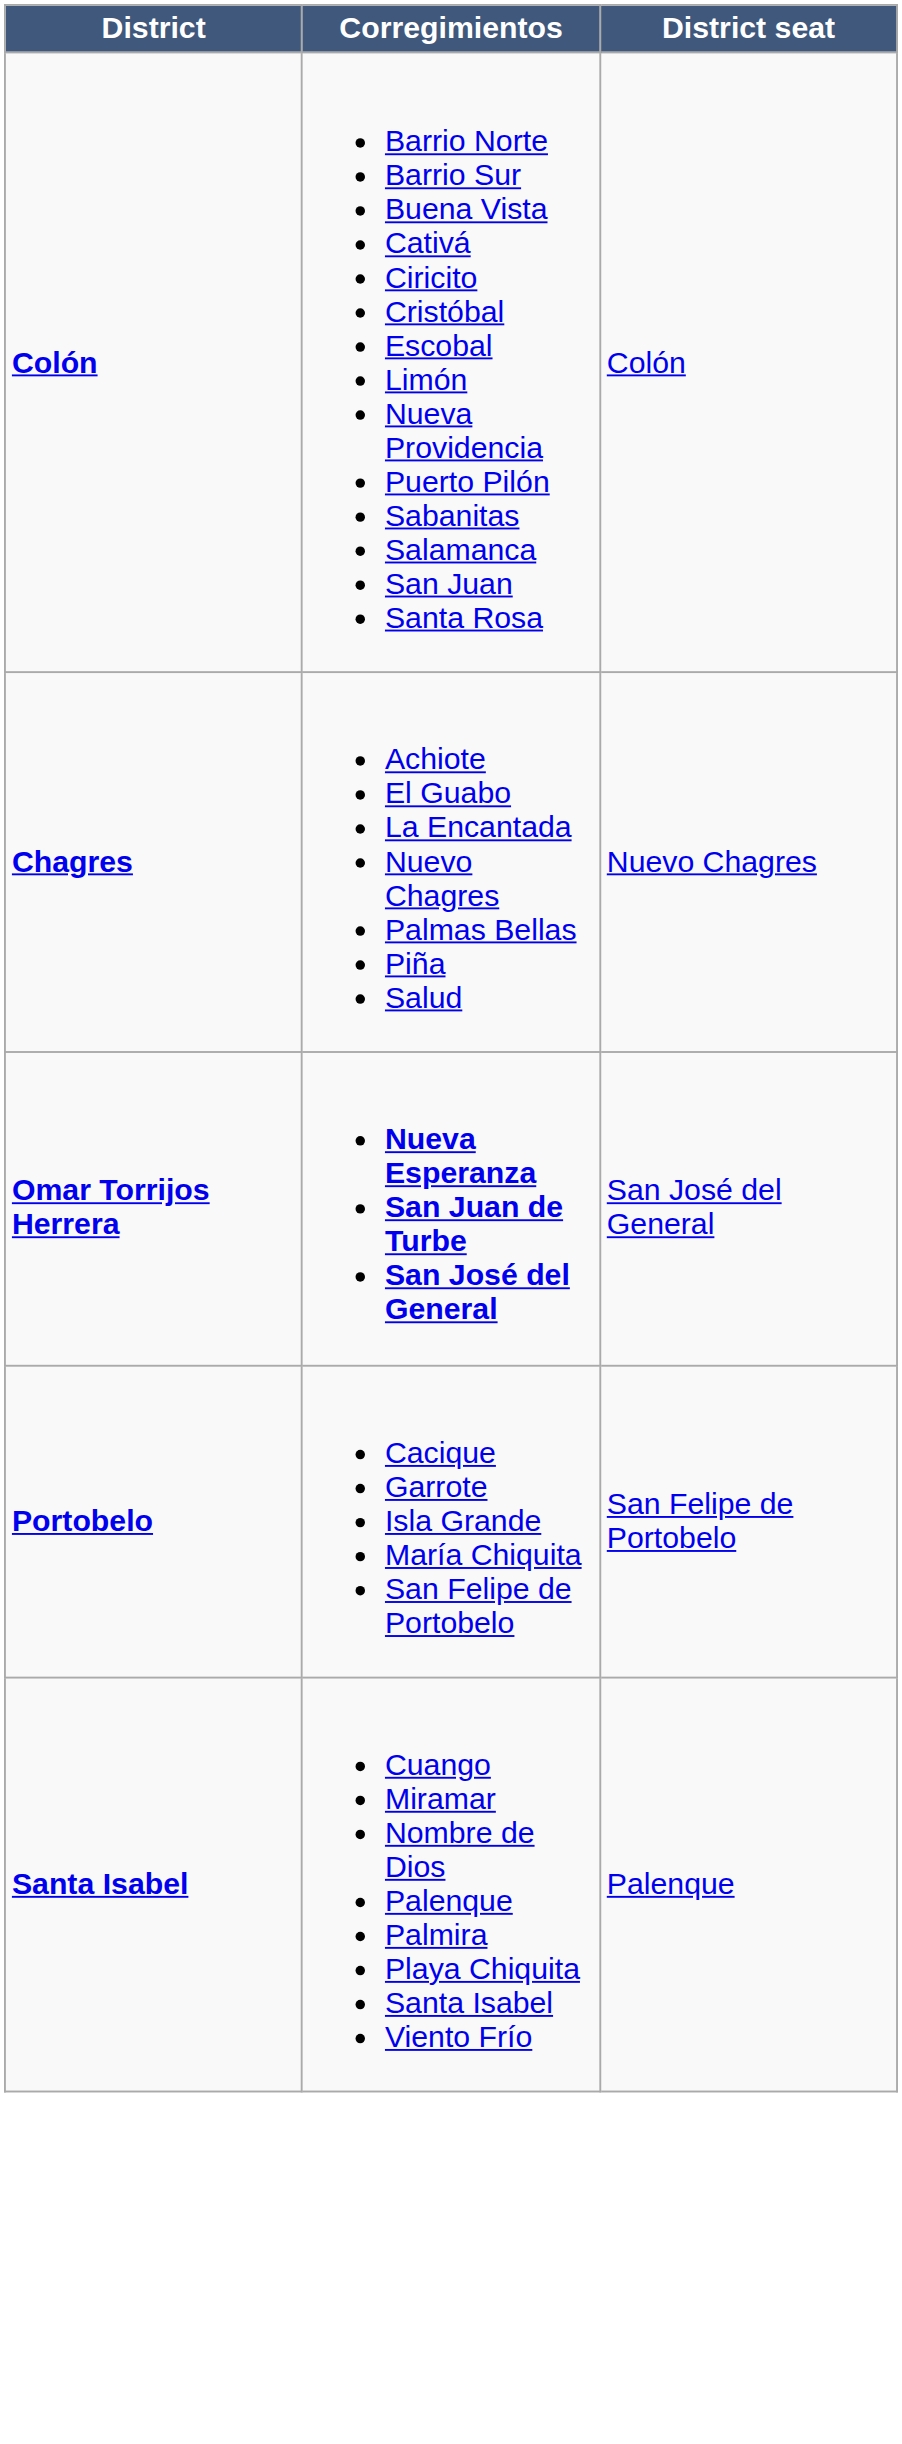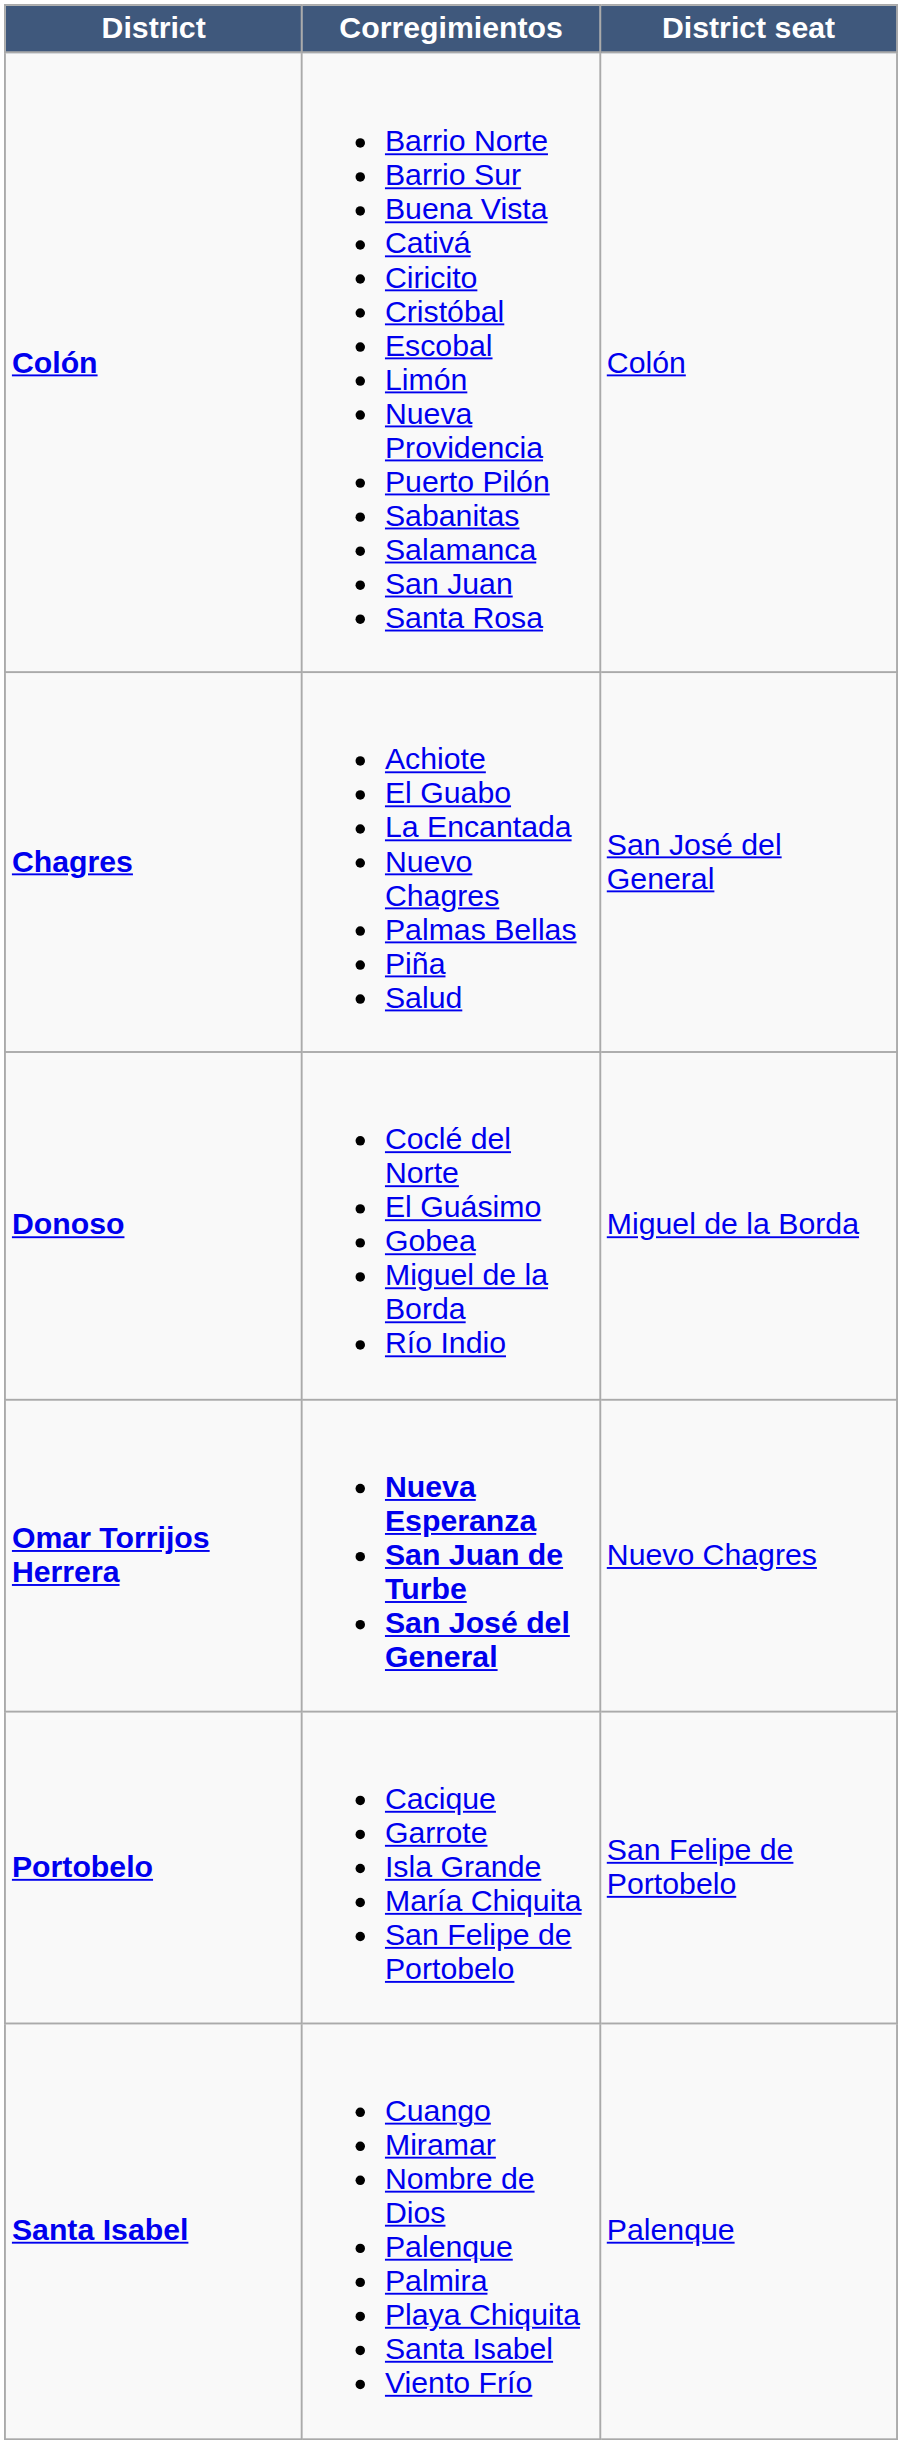(712, 861) Nuevo Chagres -> (694, 861) San José del General
+ row: (68, 1225)
(694, 1208) San José del General -> (712, 1554) Nuevo Chagres
